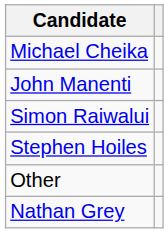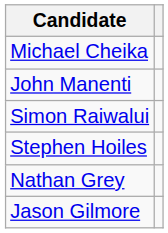- row: (35, 180)
+ row: (75, 212)
